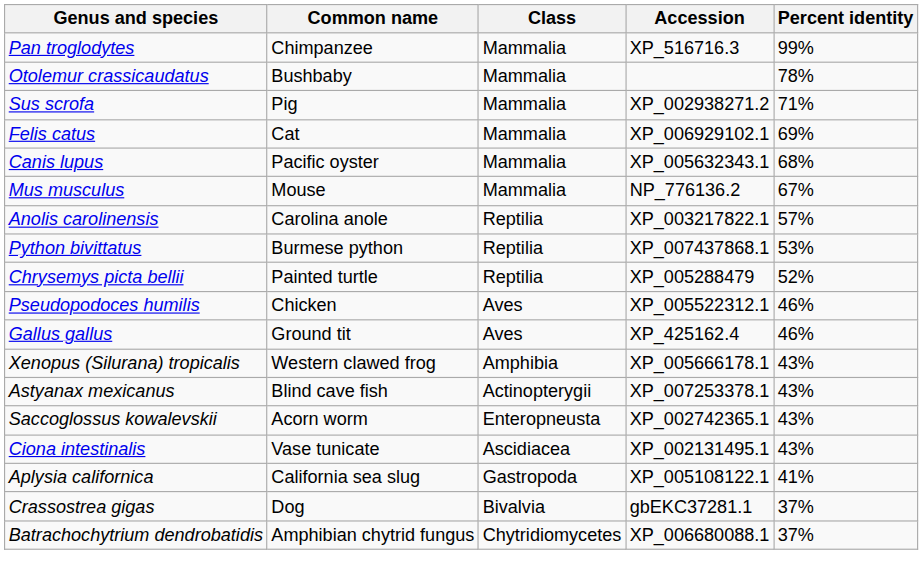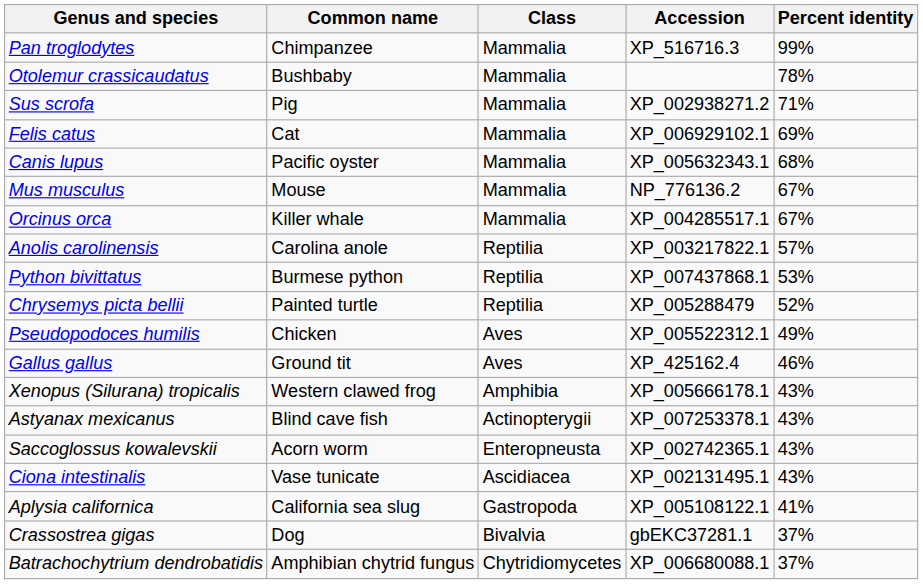+ row: (60, 219)
(796, 305) 46% -> (796, 334) 49%
